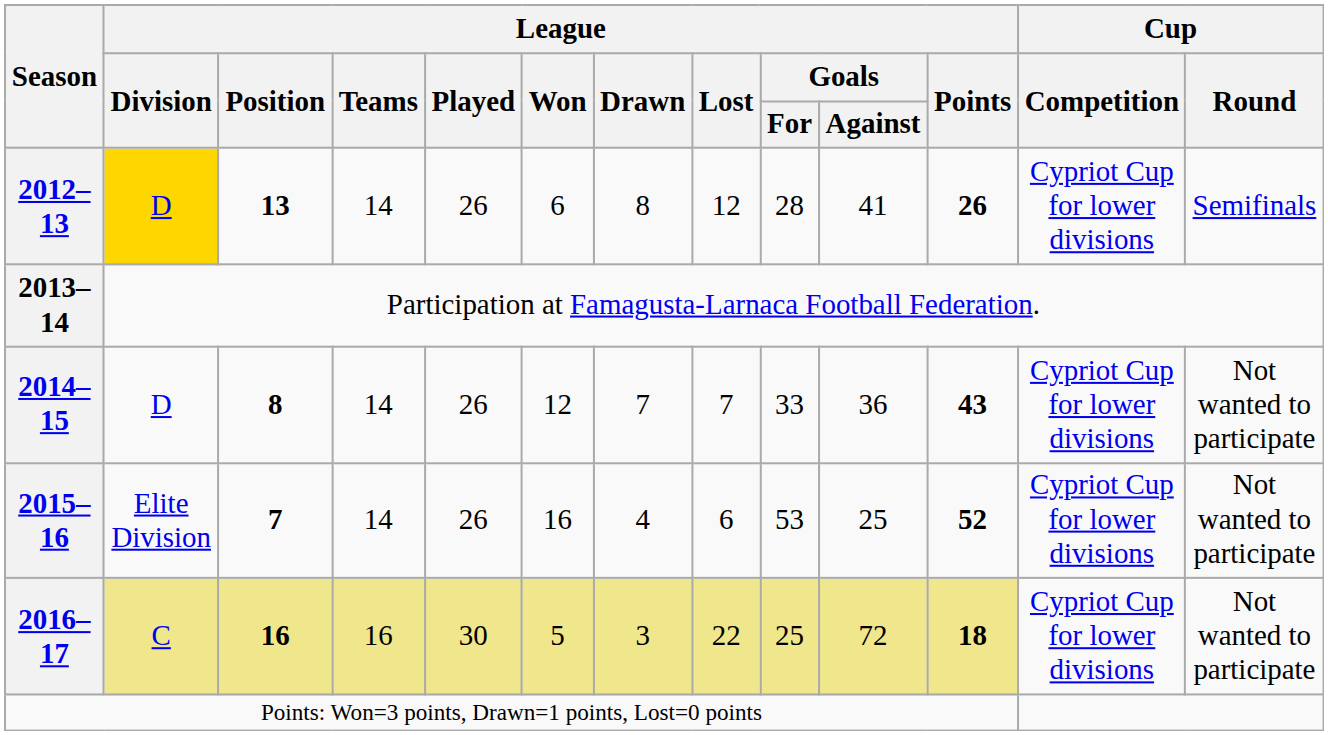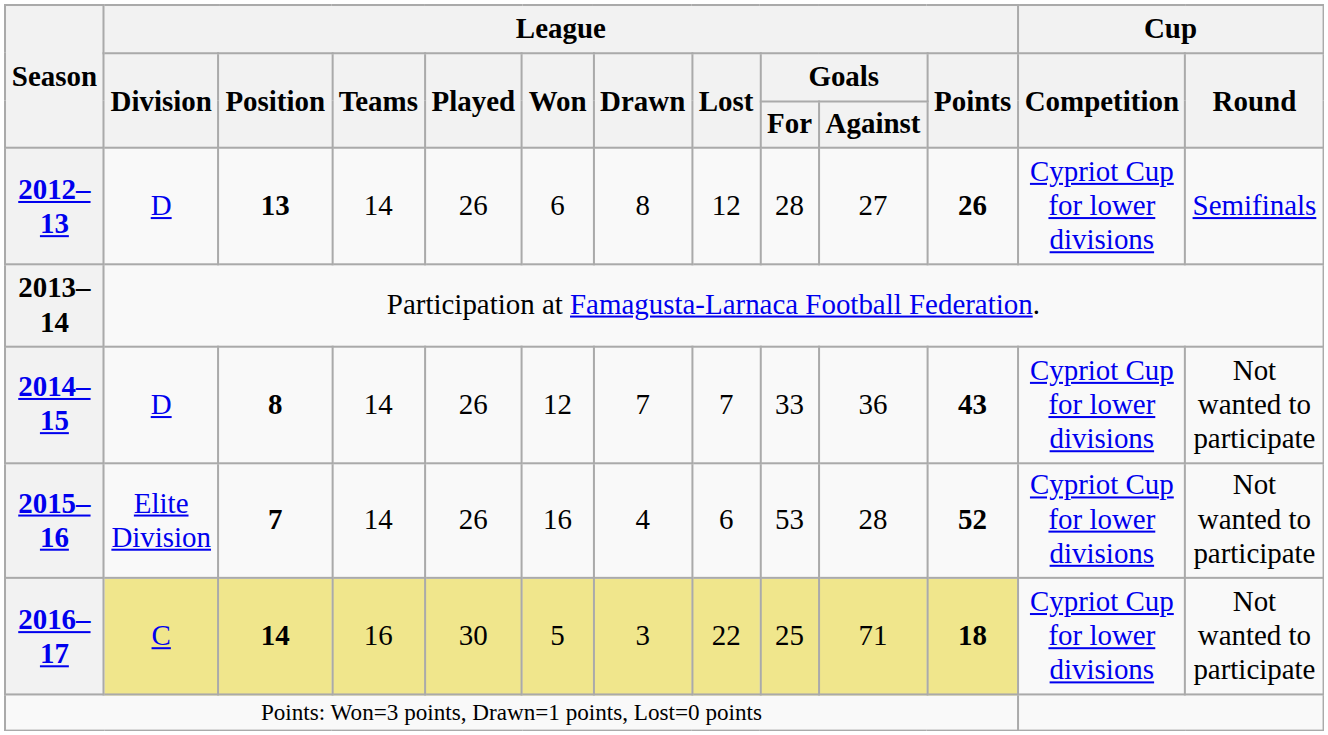(161, 206) gold background -> (161, 206) no background
(873, 206) 41 -> (873, 206) 27
(873, 520) 25 -> (873, 520) 28
(275, 636) 16 -> (275, 636) 14
(873, 636) 72 -> (873, 636) 71
